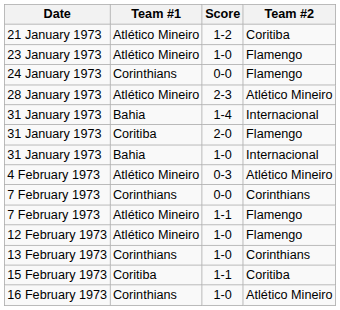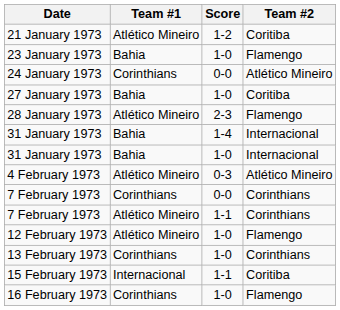(156, 54) Atlético Mineiro -> (129, 54) Bahia
(274, 74) Flamengo -> (289, 74) Atlético Mineiro
+ row: (54, 94)
(289, 94) Atlético Mineiro -> (274, 114) Flamengo
- row: (54, 134)
(274, 214) Flamengo -> (278, 214) Corinthians
(135, 275) Coritiba -> (149, 275) Internacional
(289, 295) Atlético Mineiro -> (274, 295) Flamengo
